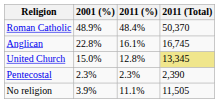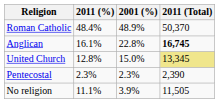columns swapped: (95, 12) <-> (138, 12)
(176, 43) normal -> (176, 43) bold
